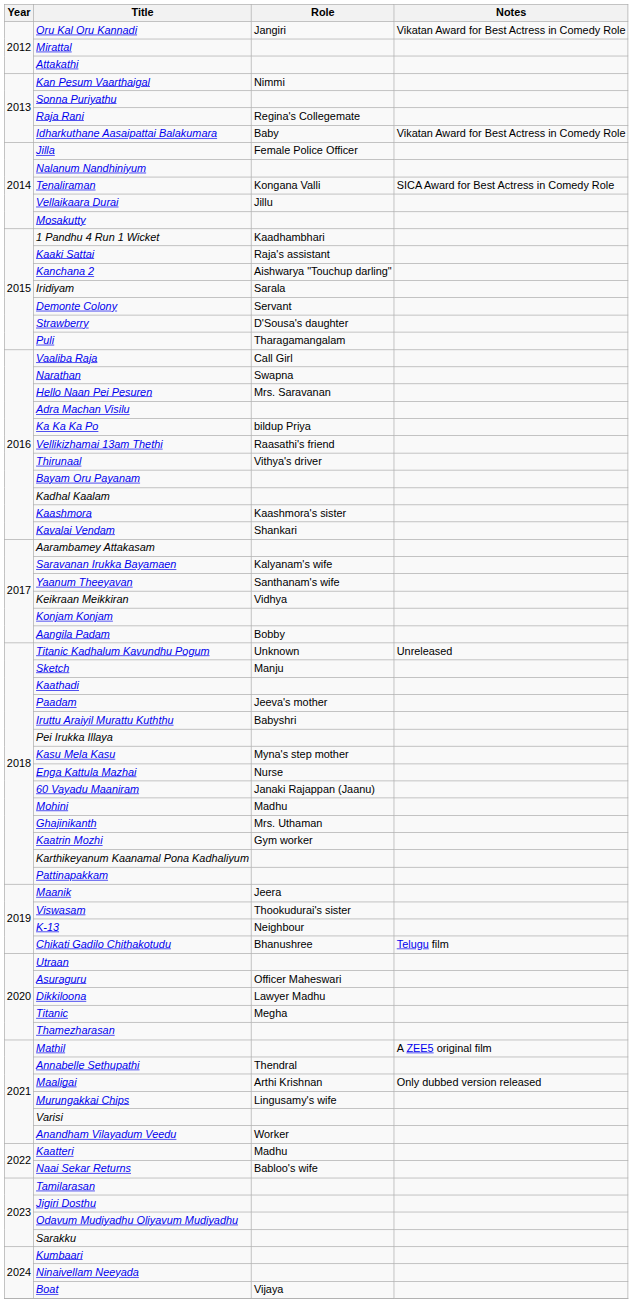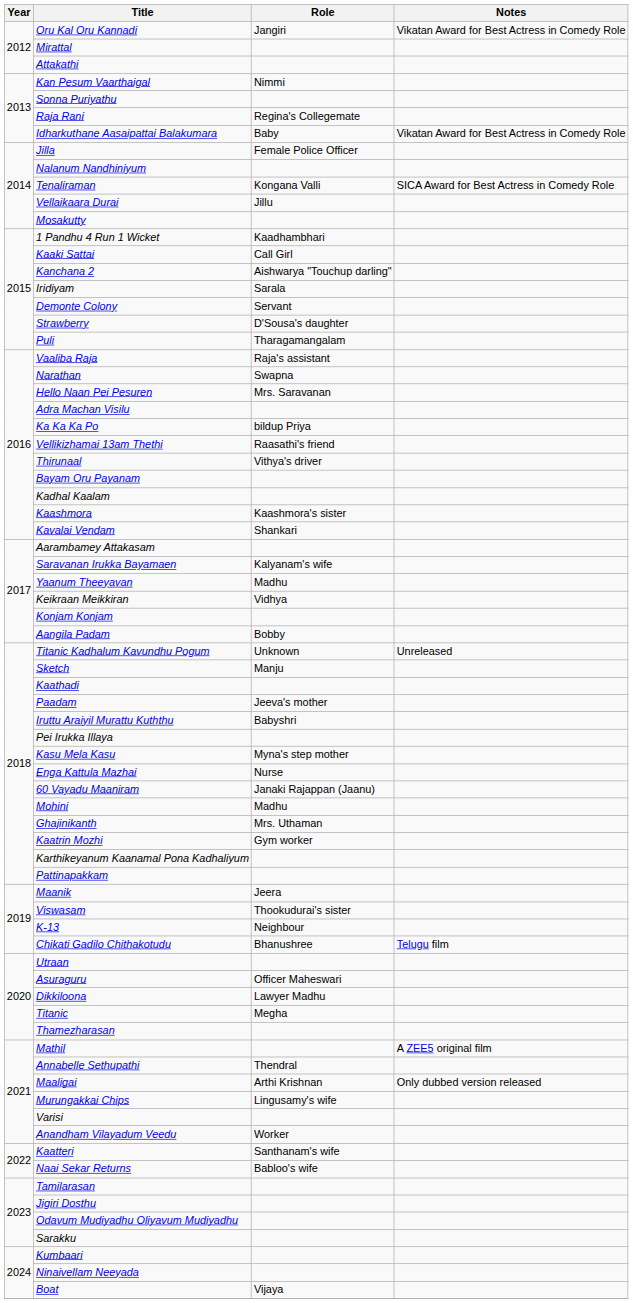(292, 254) Raja's assistant -> (273, 254) Call Girl
(273, 358) Call Girl -> (292, 358) Raja's assistant
(297, 582) Santhanam's wife -> (271, 582) Madhu
(271, 1151) Madhu -> (297, 1151) Santhanam's wife
